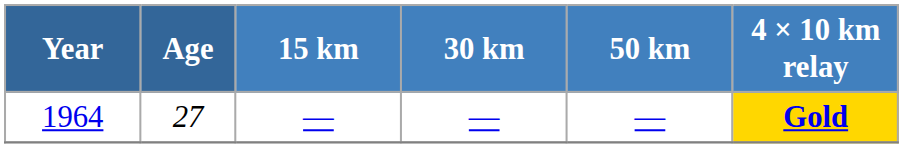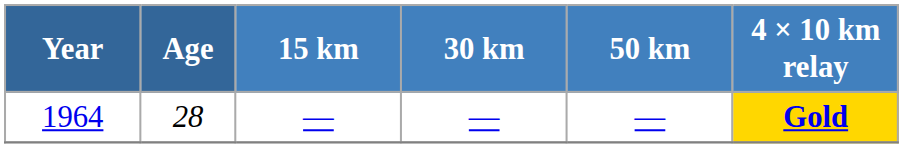(188, 116) 27 -> (188, 116) 28
